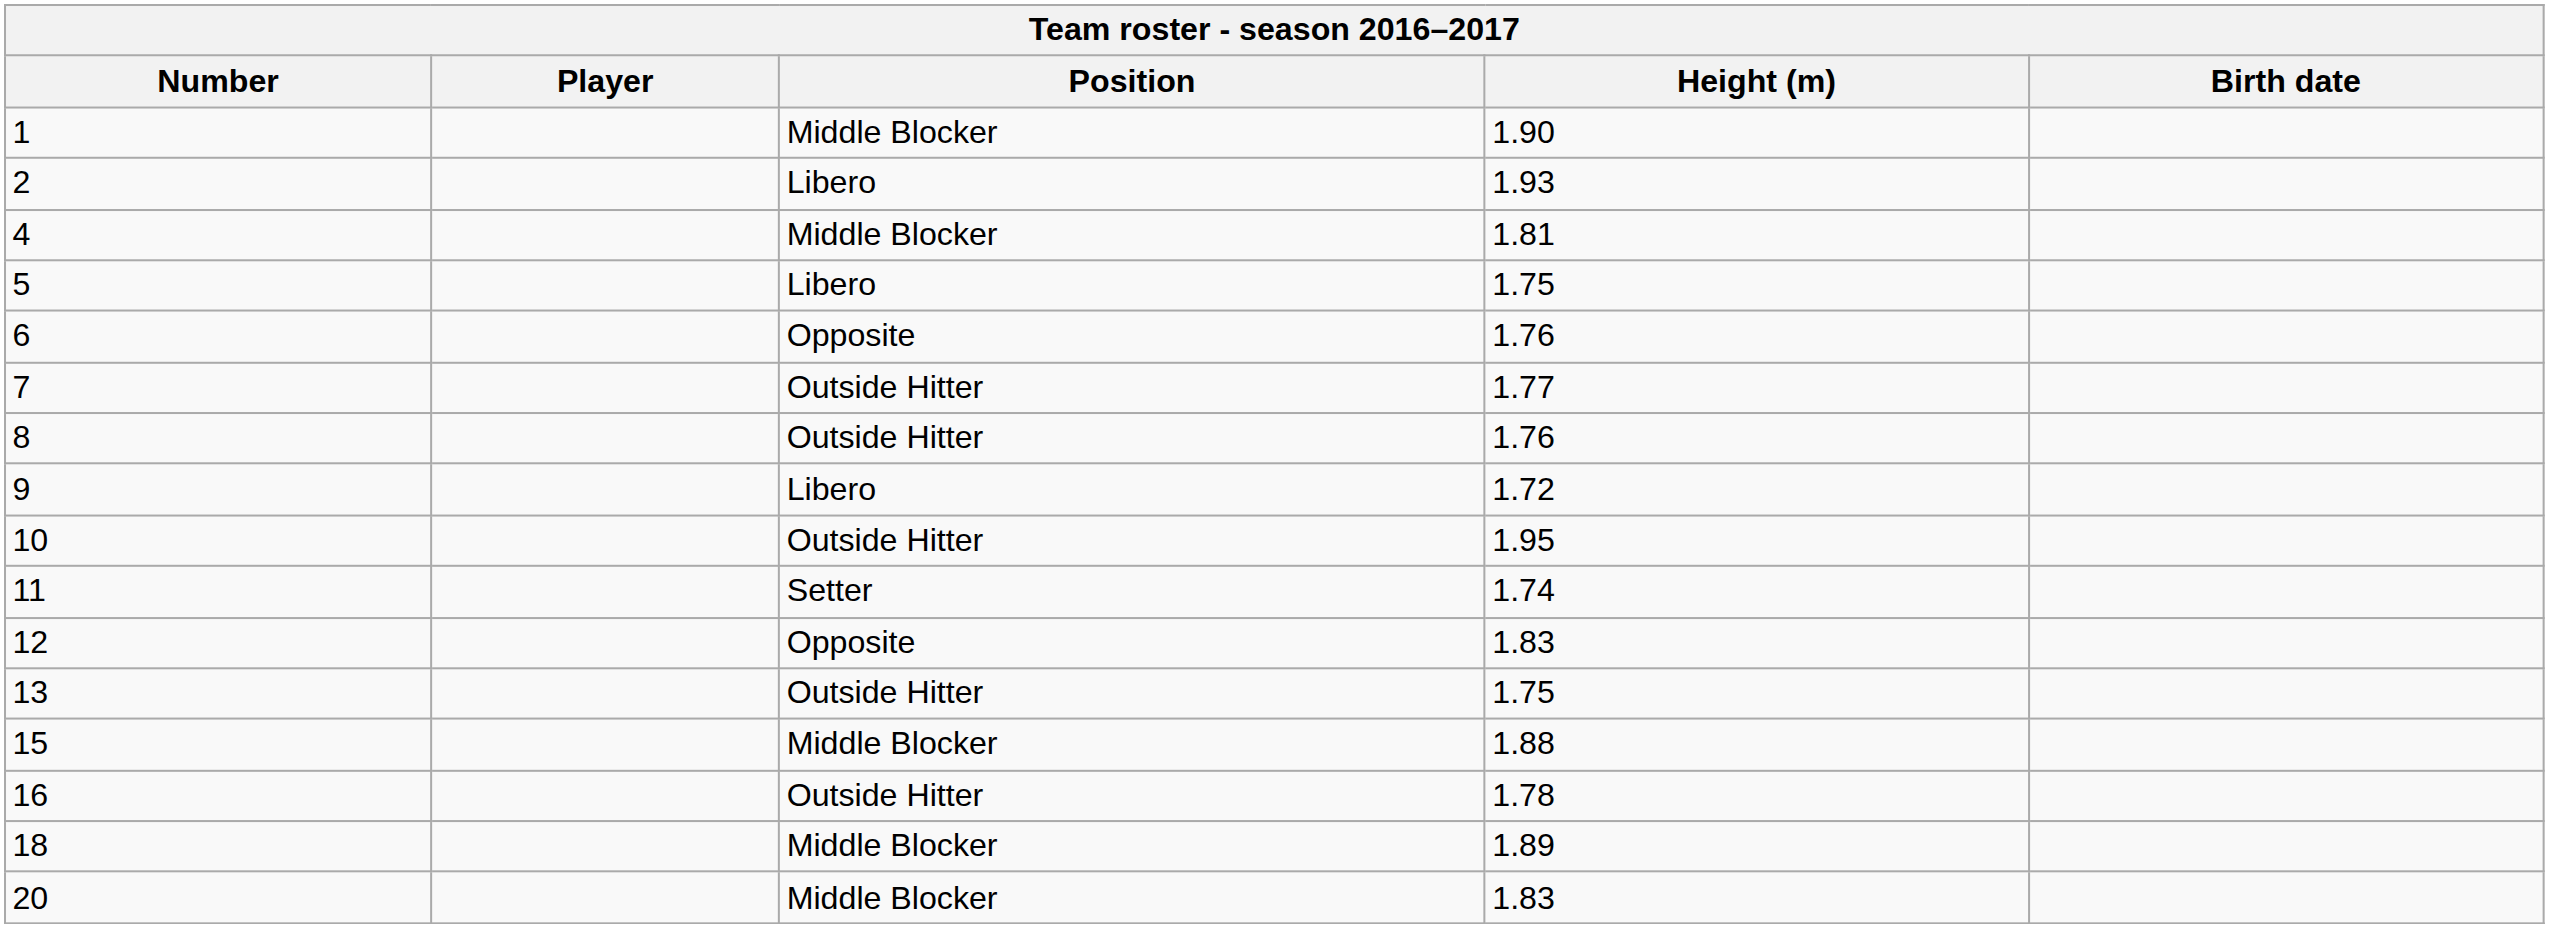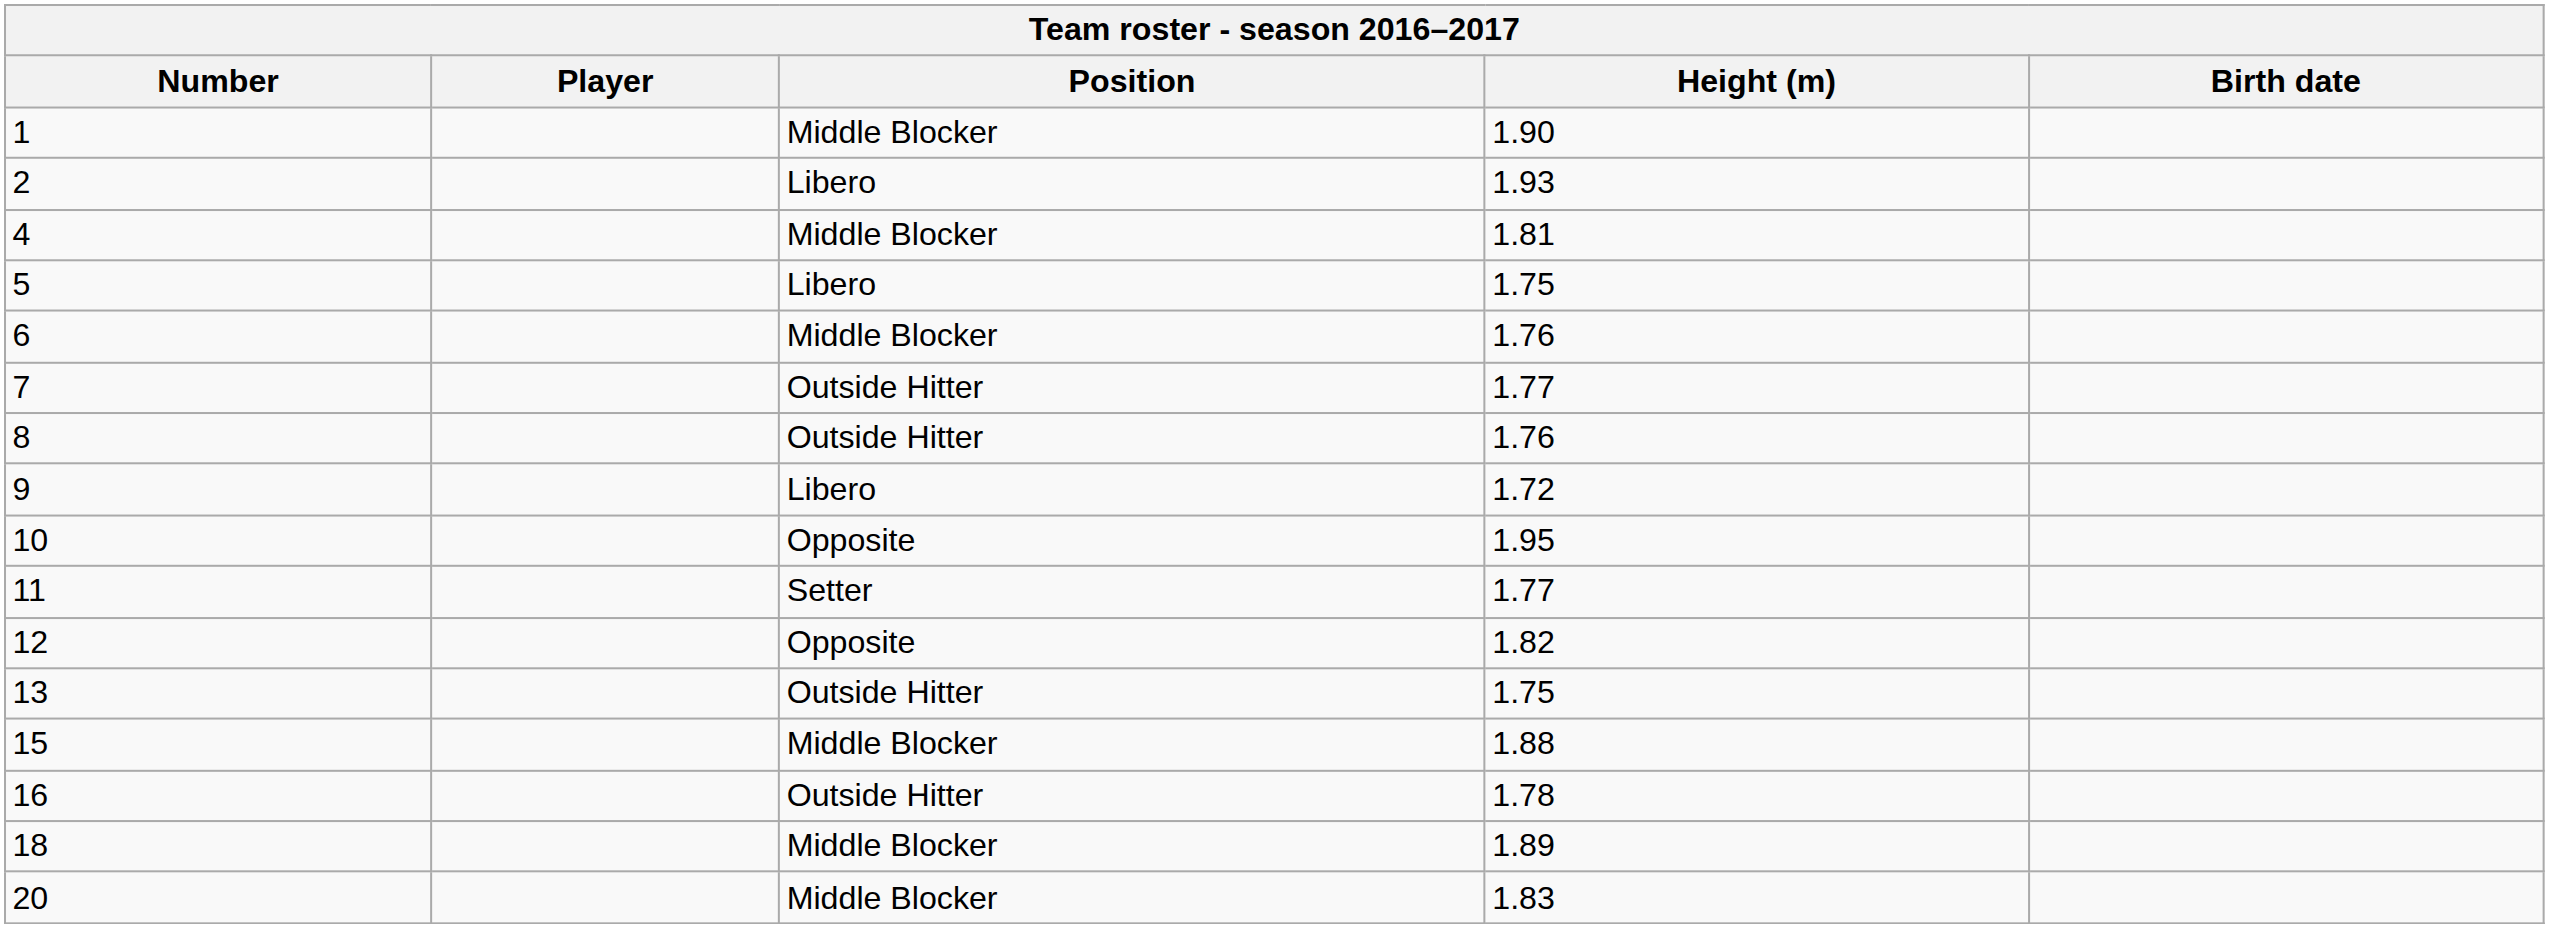(851, 336) Opposite -> (892, 336) Middle Blocker
(885, 540) Outside Hitter -> (851, 540) Opposite
(1524, 591) 1.74 -> (1524, 591) 1.77
(1524, 642) 1.83 -> (1524, 642) 1.82
